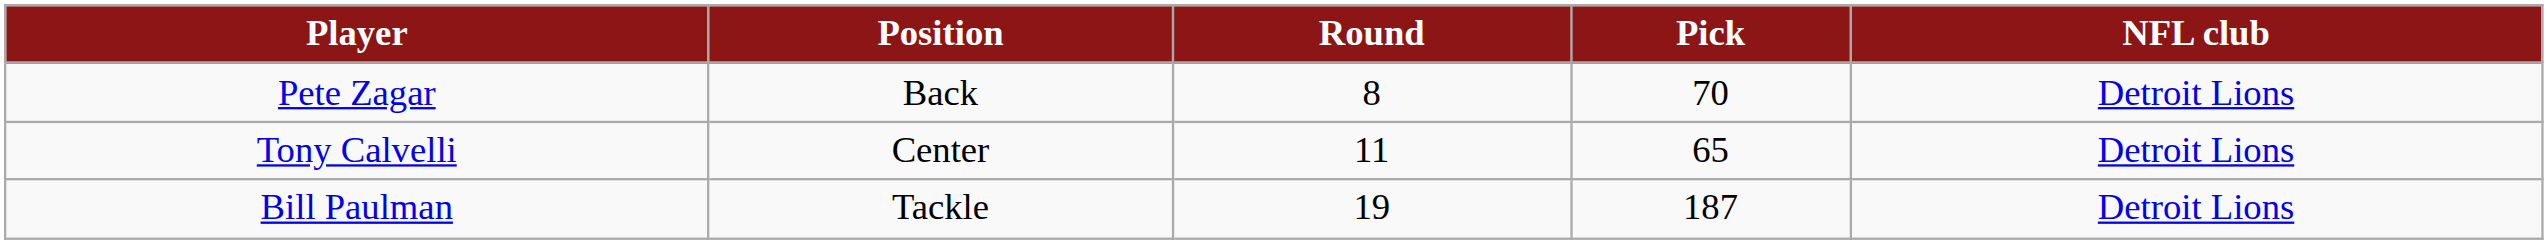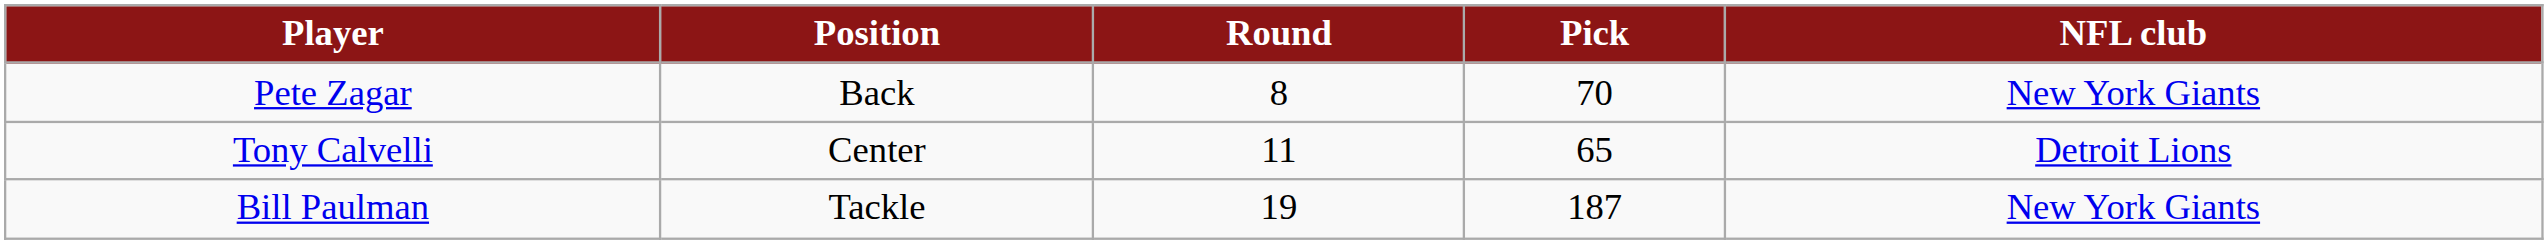(2196, 91) Detroit Lions -> (2133, 91) New York Giants
(2196, 207) Detroit Lions -> (2133, 207) New York Giants
